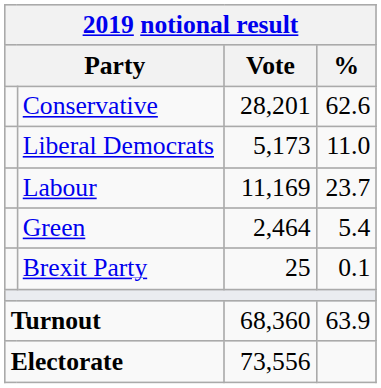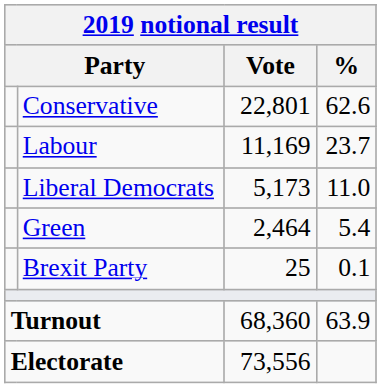(275, 106) 28,201 -> (275, 106) 22,801
rows swapped: (60, 187) <-> (118, 146)
